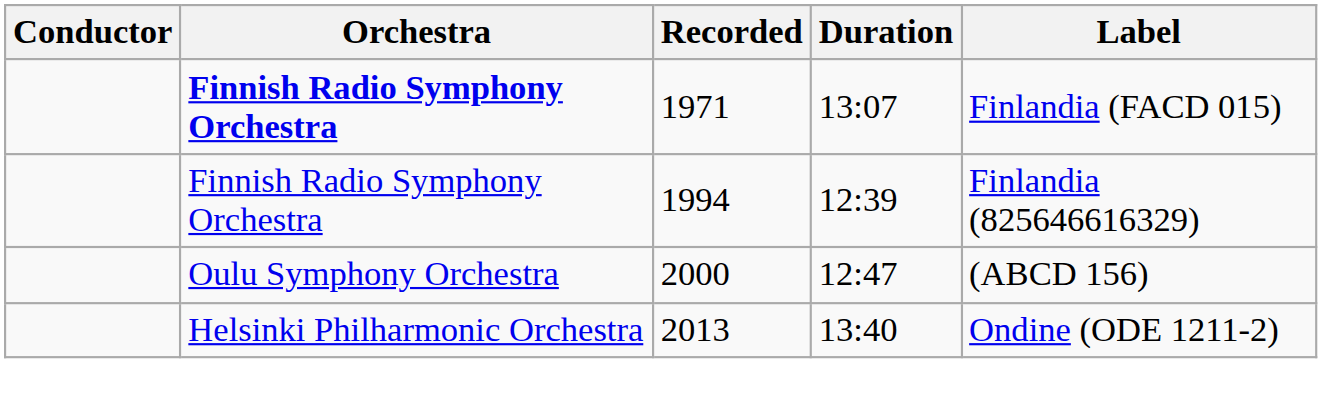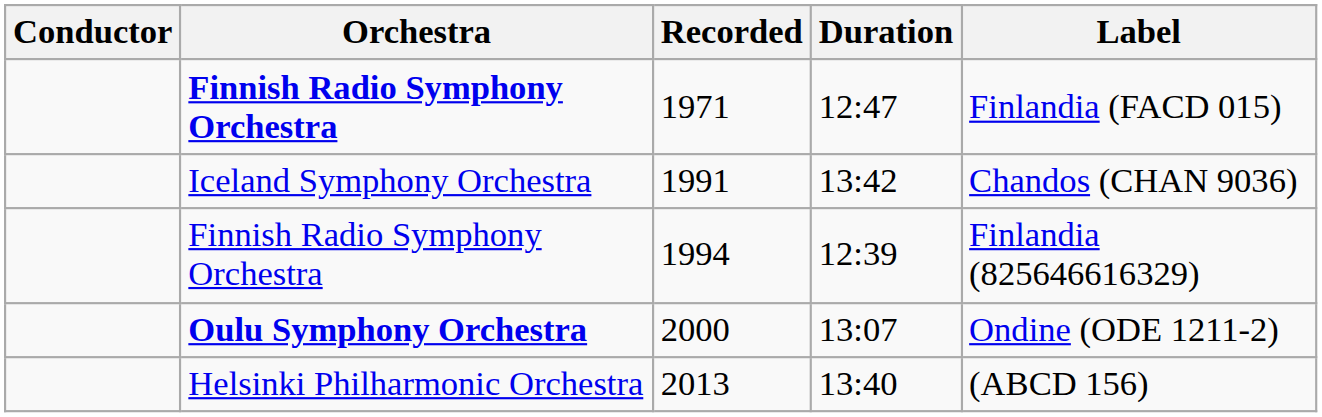(858, 106) 13:07 -> (858, 106) 12:47
+ row: (695, 180)
(374, 274) normal -> (388, 328) bold
(858, 274) 12:47 -> (858, 328) 13:07
(1059, 274) (ABCD 156) -> (1124, 328) Ondine (ODE 1211-2)
(1124, 328) Ondine (ODE 1211-2) -> (1059, 383) (ABCD 156)
